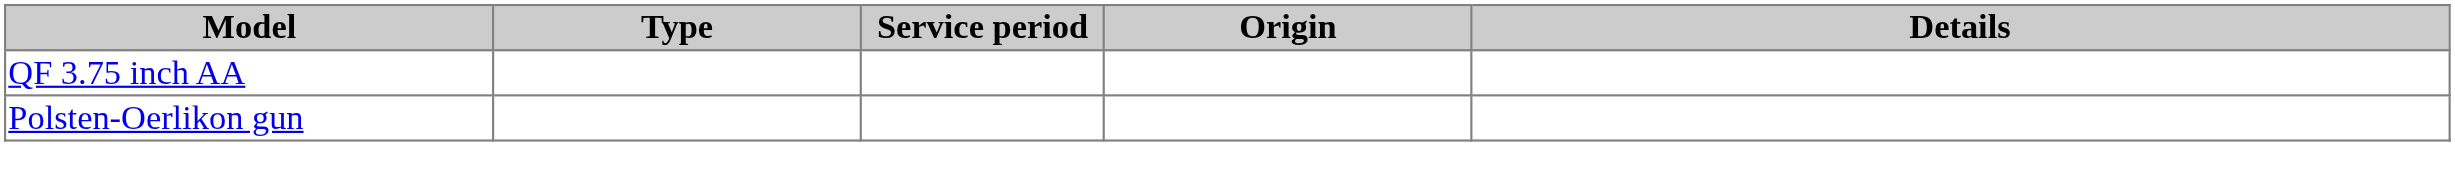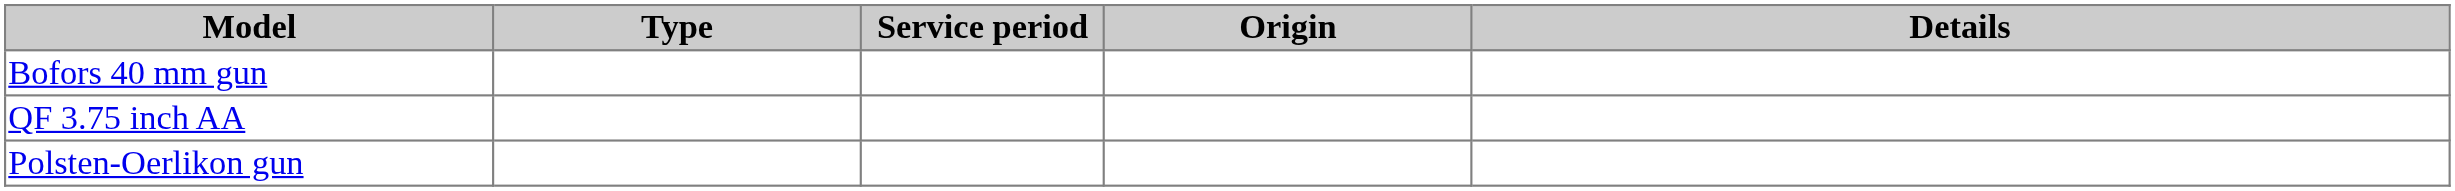+ row: (138, 72)
